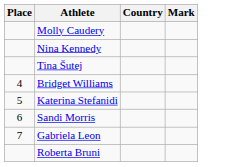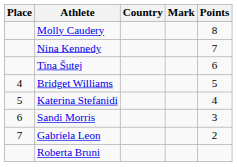+ column: (215, 13)
